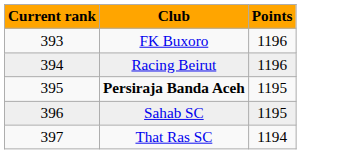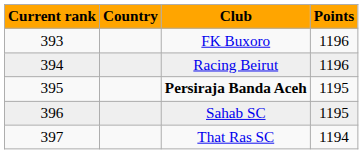+ column: (130, 16)
